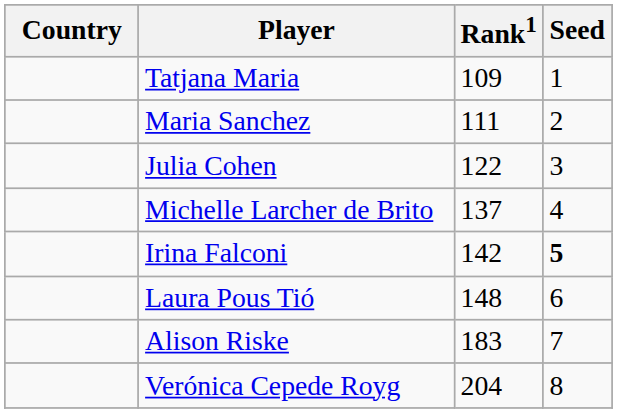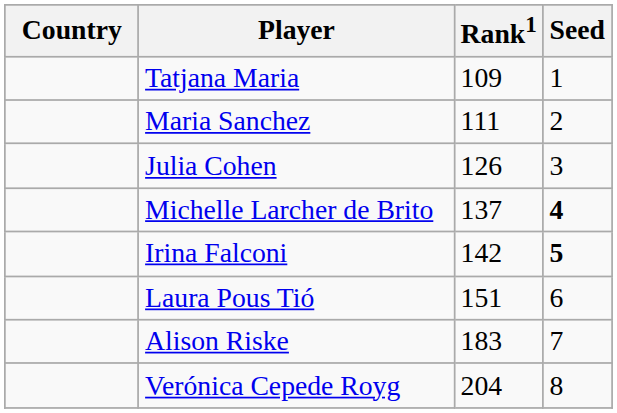(481, 165) 122 -> (481, 165) 126
(556, 209) normal -> (556, 209) bold
(481, 297) 148 -> (481, 297) 151
